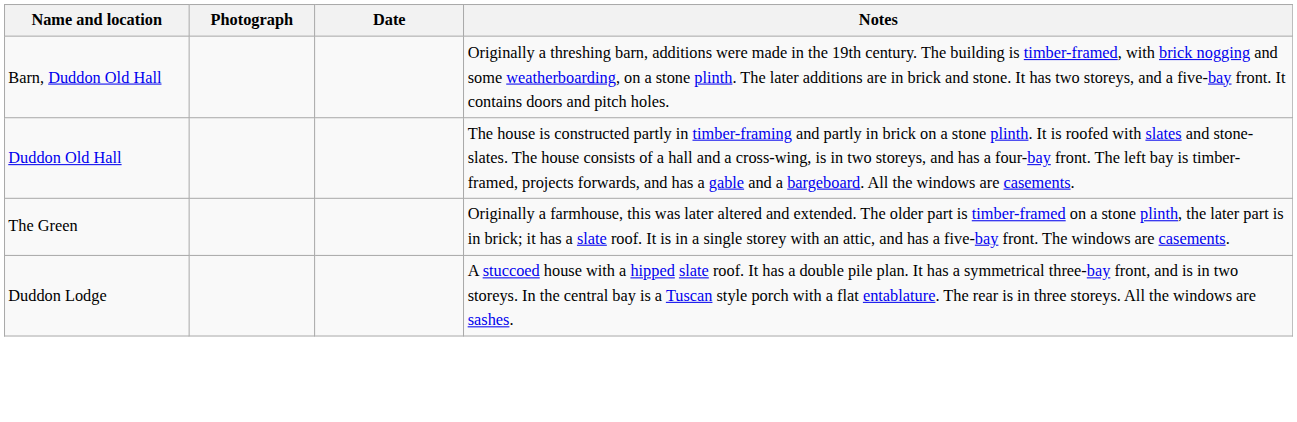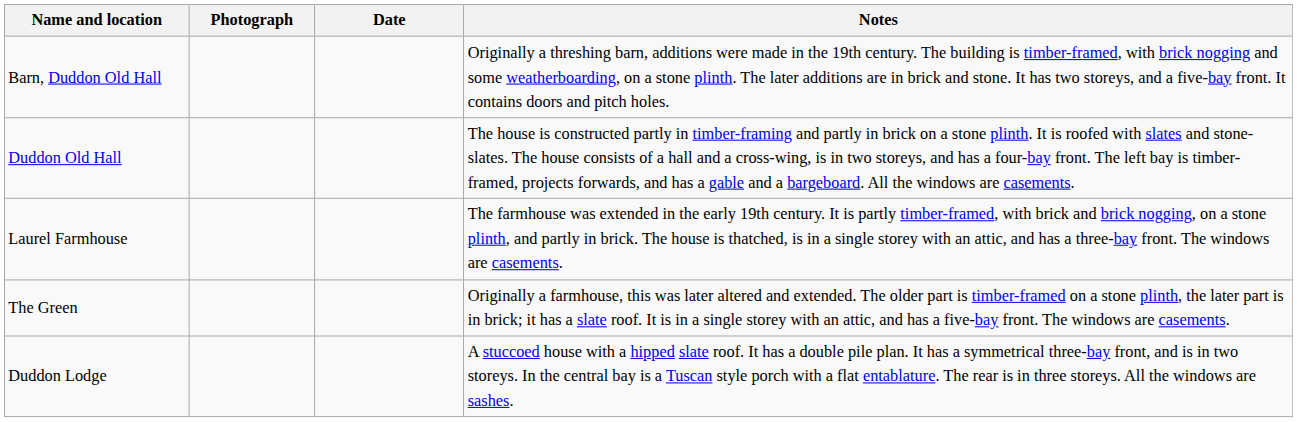+ row: (68, 238)
